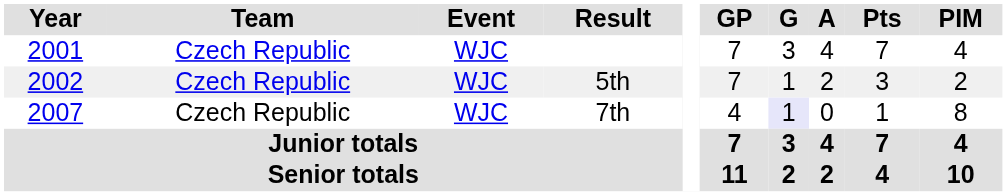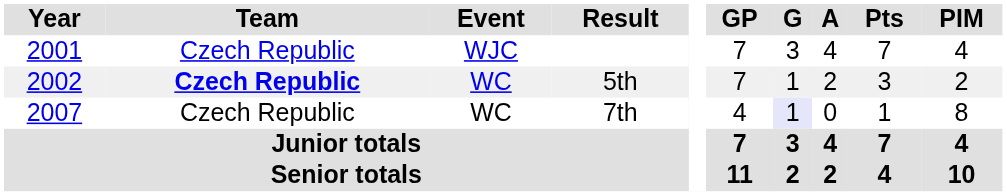(263, 81) normal -> (267, 81) bold
(481, 81) WJC -> (491, 81) WC
(481, 112) WJC -> (491, 112) WC
